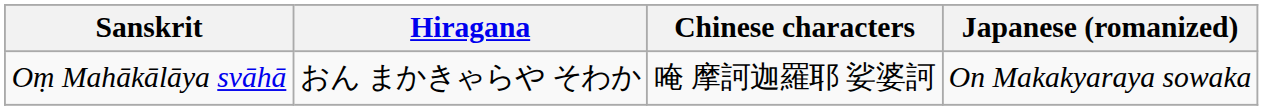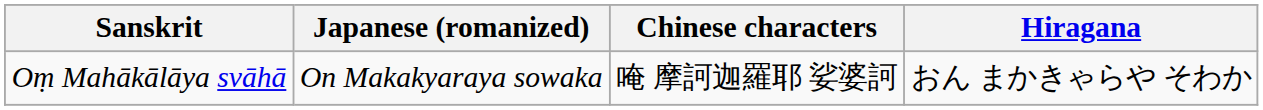columns swapped: (1100, 27) <-> (470, 27)
